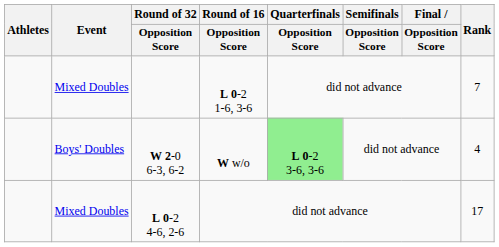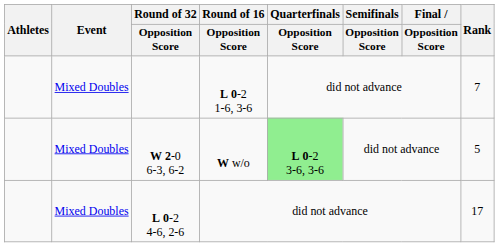(89, 149) Boys' Doubles -> (92, 149) Mixed Doubles
(477, 149) 4 -> (477, 149) 5
